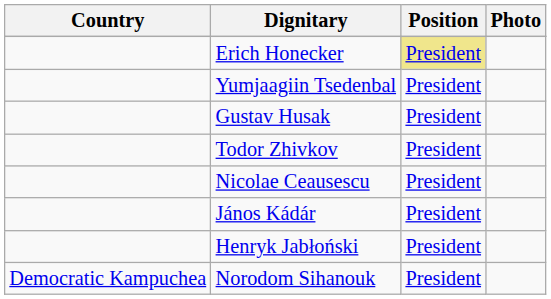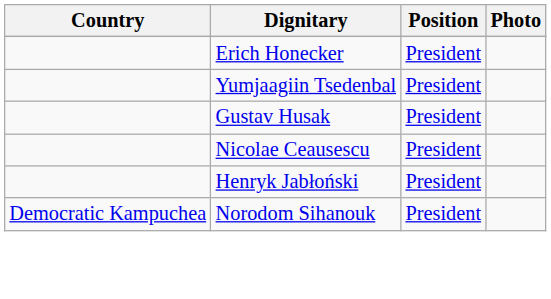(443, 52) khaki background -> (443, 52) no background
- row: (277, 149)
- row: (266, 213)
